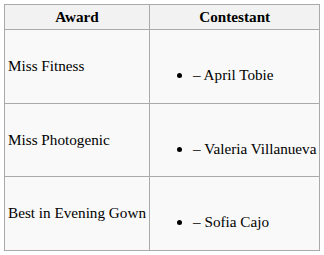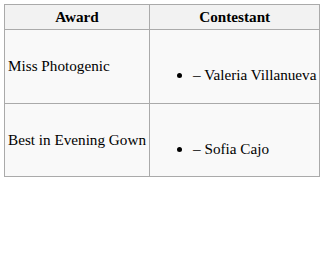- row: (46, 66)
